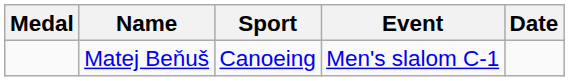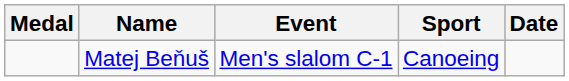columns swapped: (268, 23) <-> (413, 23)
